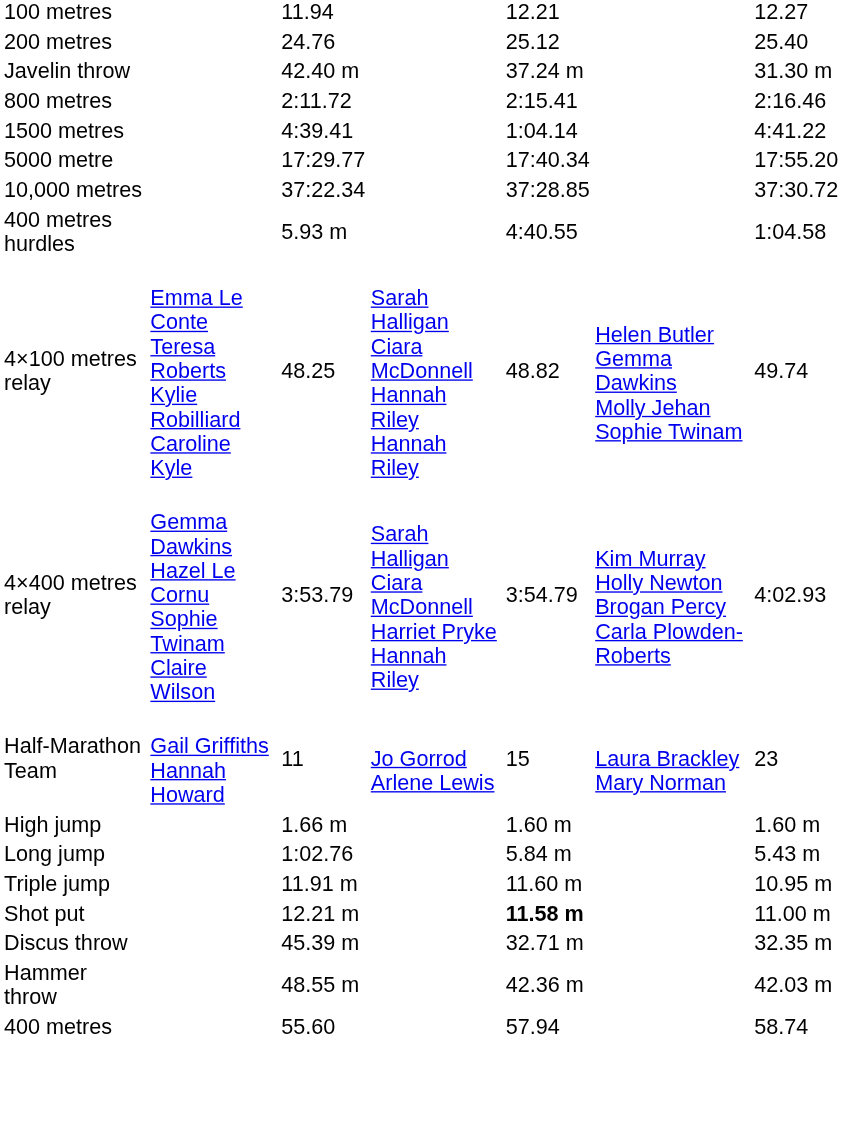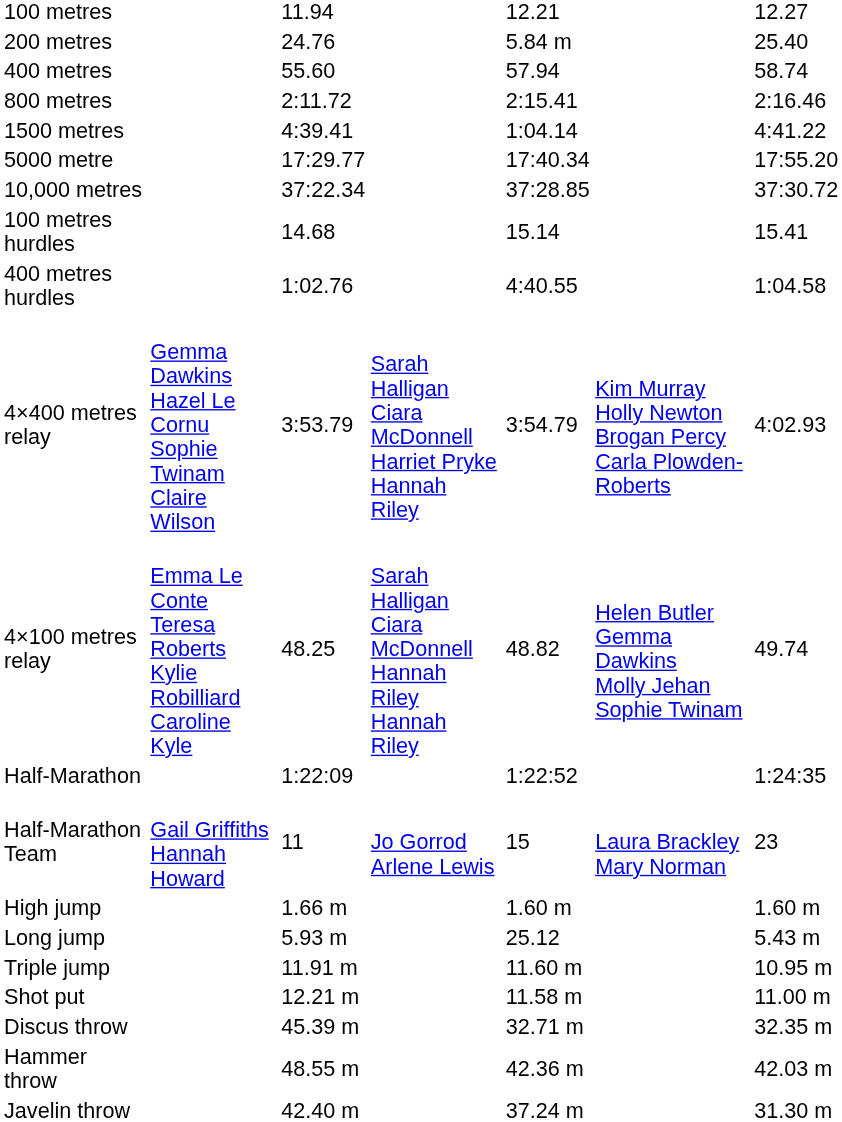(533, 41) 25.12 -> (539, 41) 5.84 m
rows swapped: (58, 1027) <-> (67, 71)
+ row: (58, 232)
(314, 232) 5.93 m -> (317, 286) 1:02.76
rows swapped: (70, 371) <-> (70, 595)
+ row: (72, 776)
(317, 854) 1:02.76 -> (314, 938) 5.93 m
(539, 854) 5.84 m -> (533, 938) 25.12
(545, 913) bold -> (544, 997) normal
